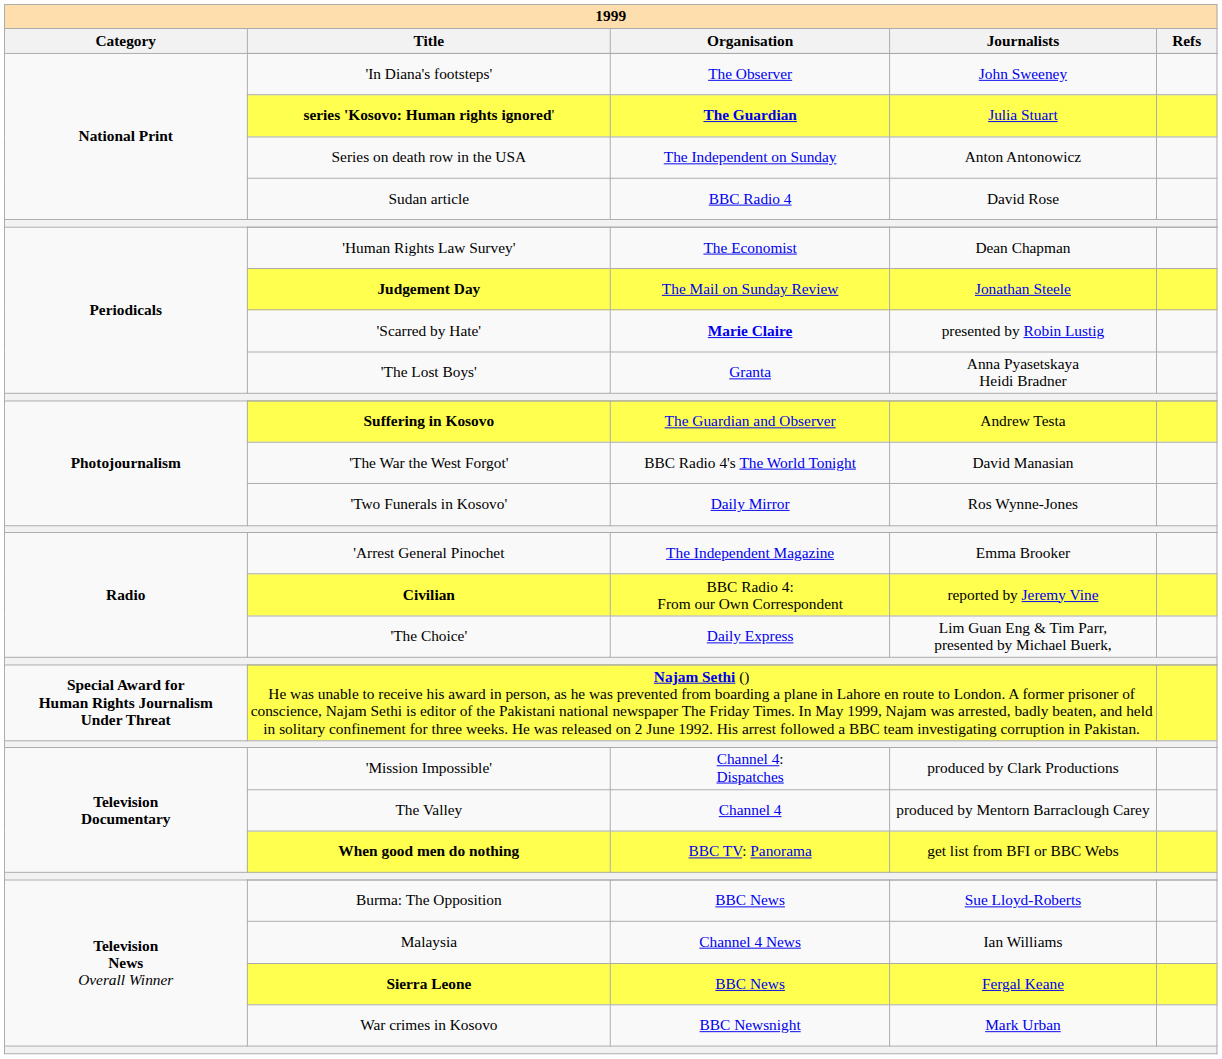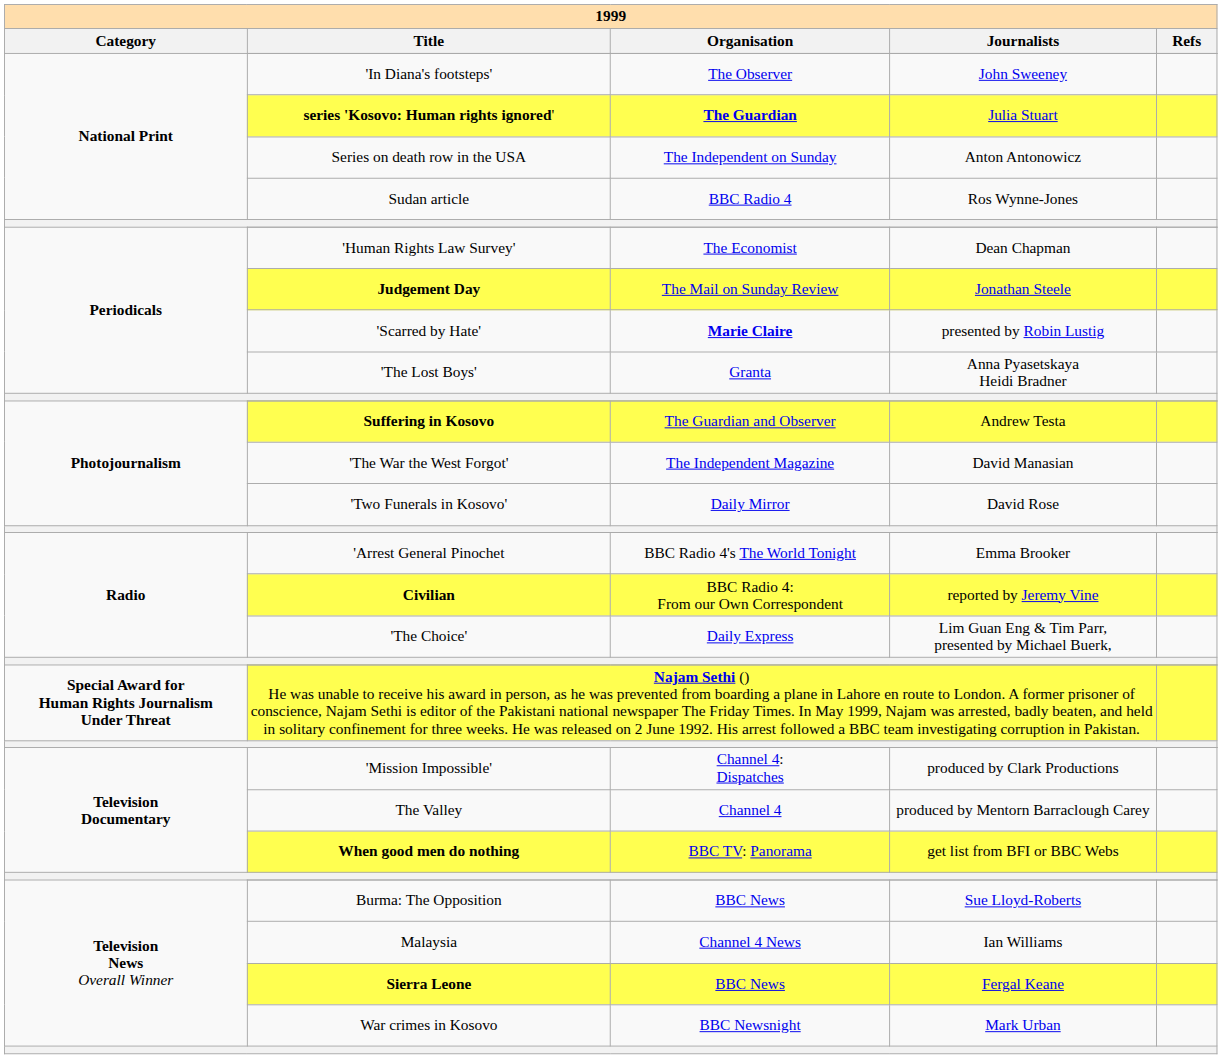(1023, 198) David Rose -> (1023, 198) Ros Wynne-Jones
(750, 462) BBC Radio 4's The World Tonight -> (750, 462) The Independent Magazine
(1023, 504) Ros Wynne-Jones -> (1023, 504) David Rose
(750, 553) The Independent Magazine -> (750, 553) BBC Radio 4's The World Tonight
